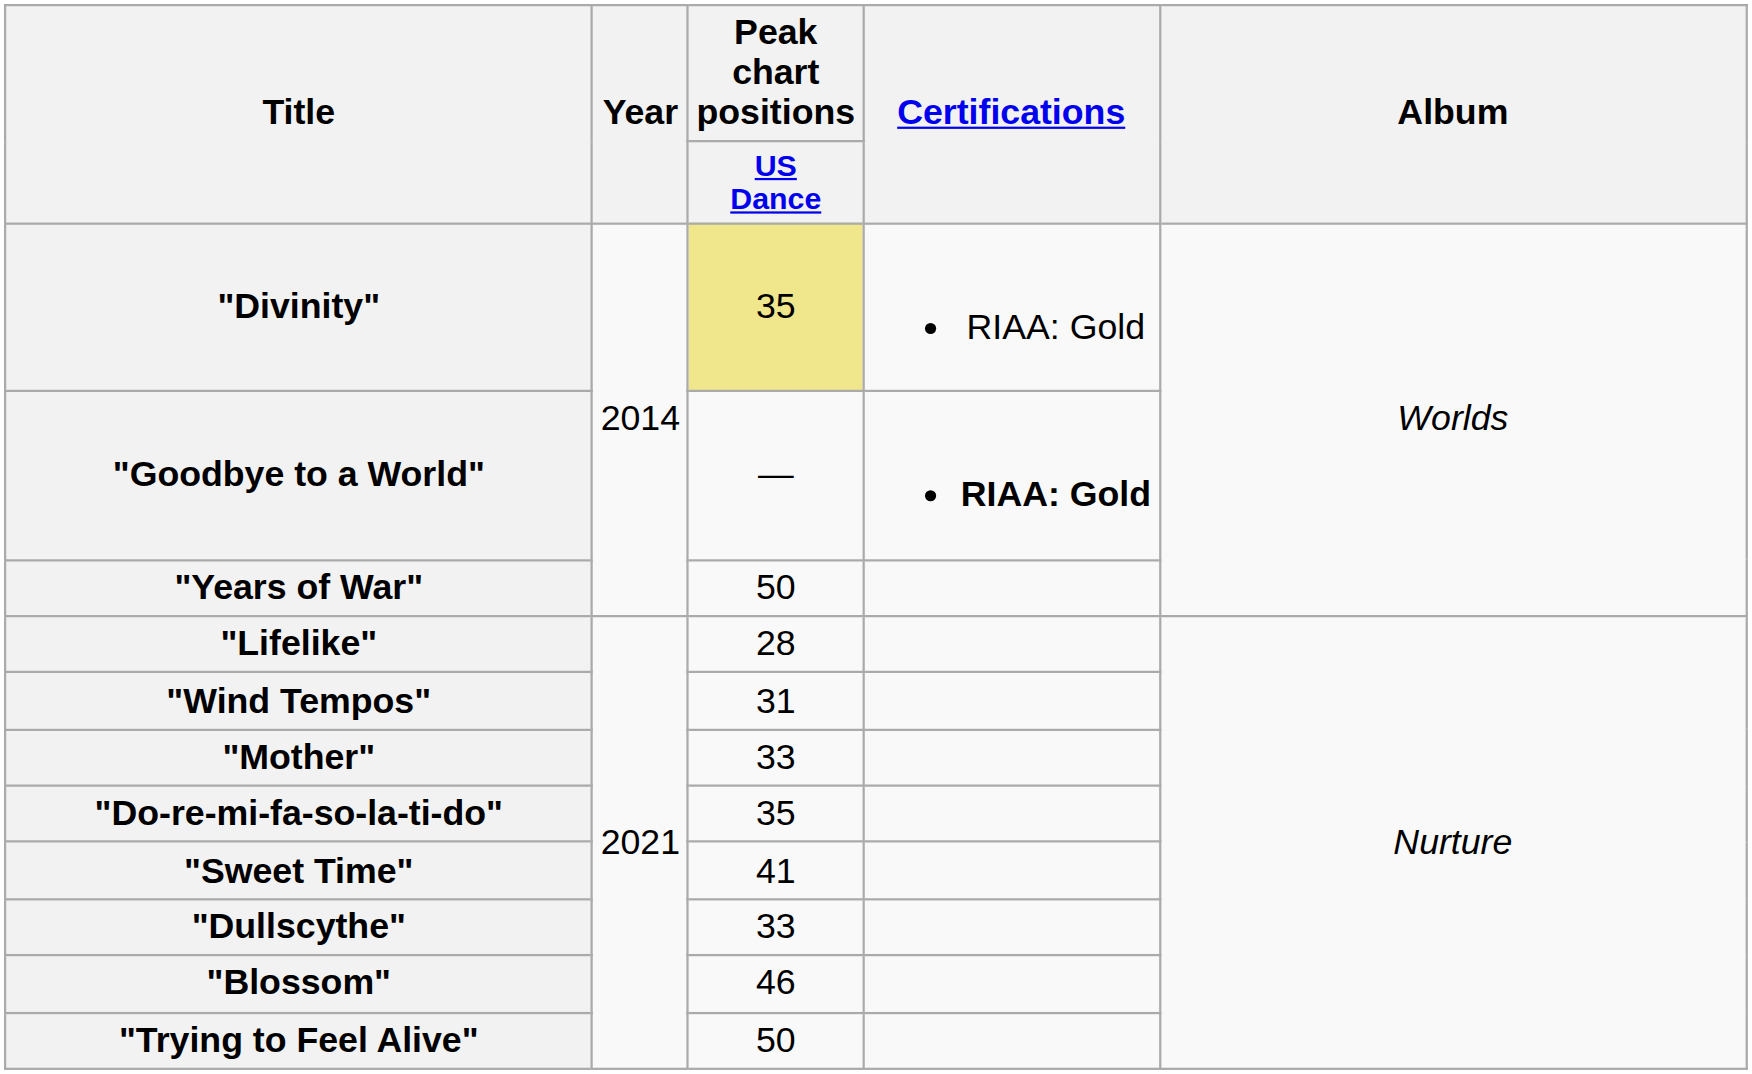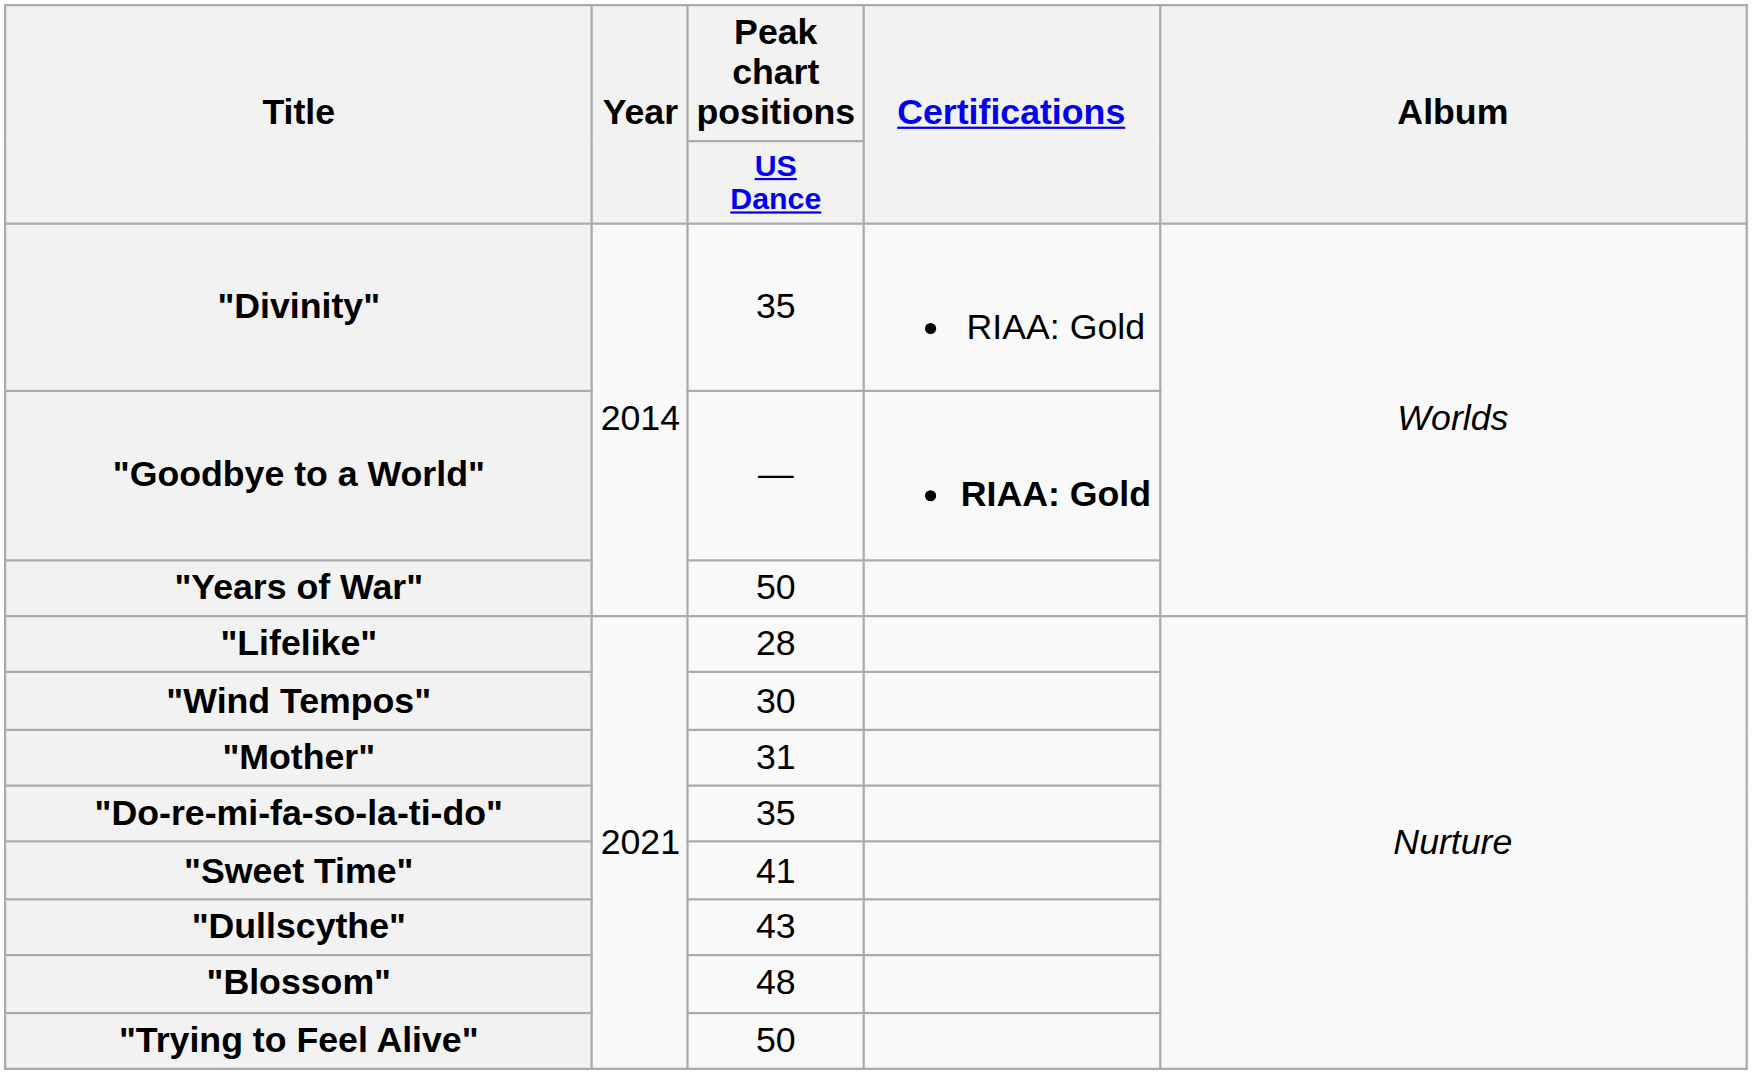(776, 306) khaki background -> (776, 306) no background
(776, 700) 31 -> (776, 700) 30
(776, 756) 33 -> (776, 756) 31
(776, 926) 33 -> (776, 926) 43
(776, 983) 46 -> (776, 983) 48
